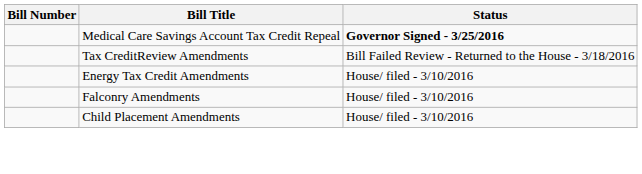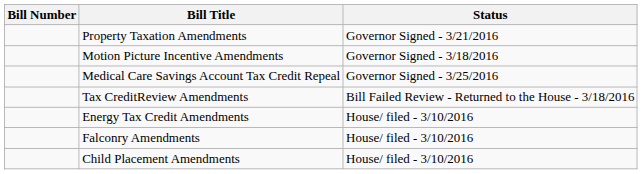+ row: (164, 35)
+ row: (183, 55)
(425, 35) bold -> (422, 76) normal
